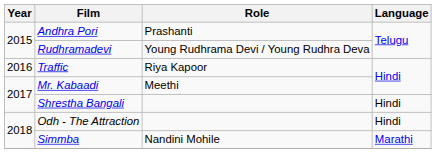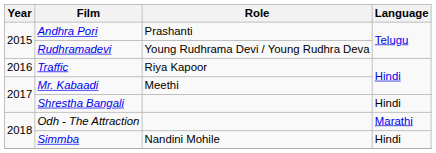(388, 121) Hindi -> (394, 121) Marathi
(394, 139) Marathi -> (388, 139) Hindi
